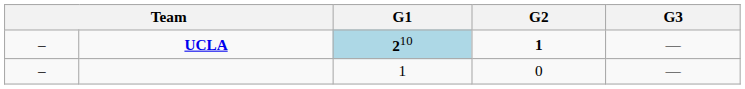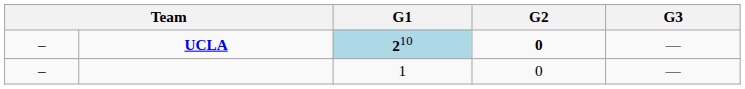(539, 44) 1 -> (539, 44) 0
